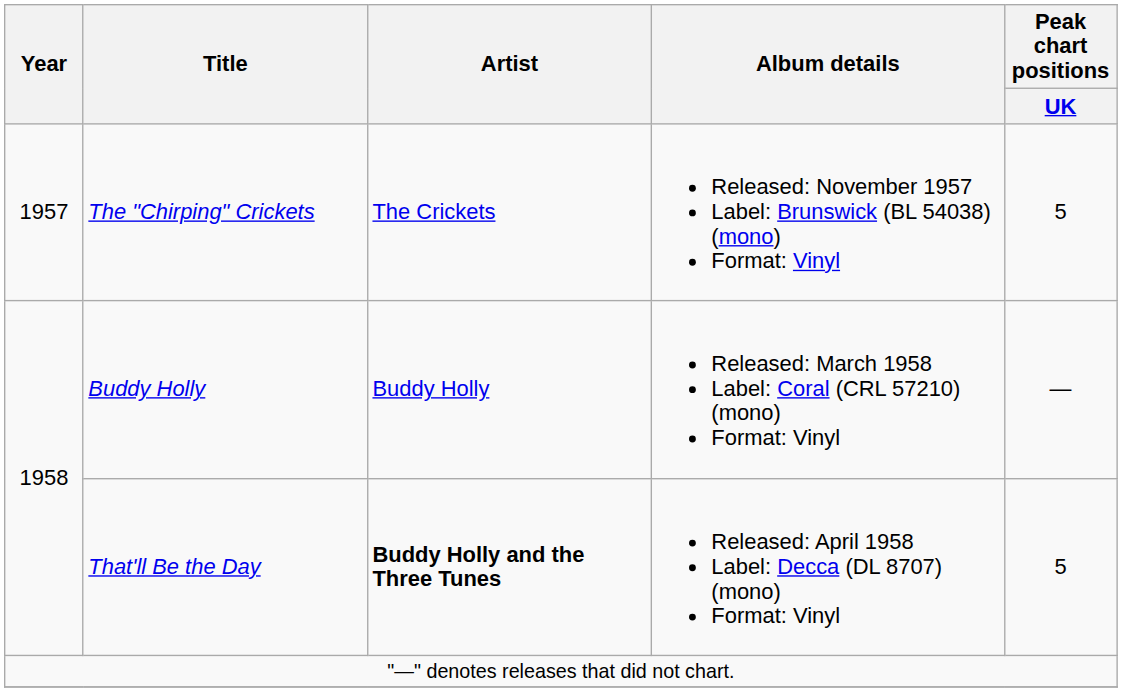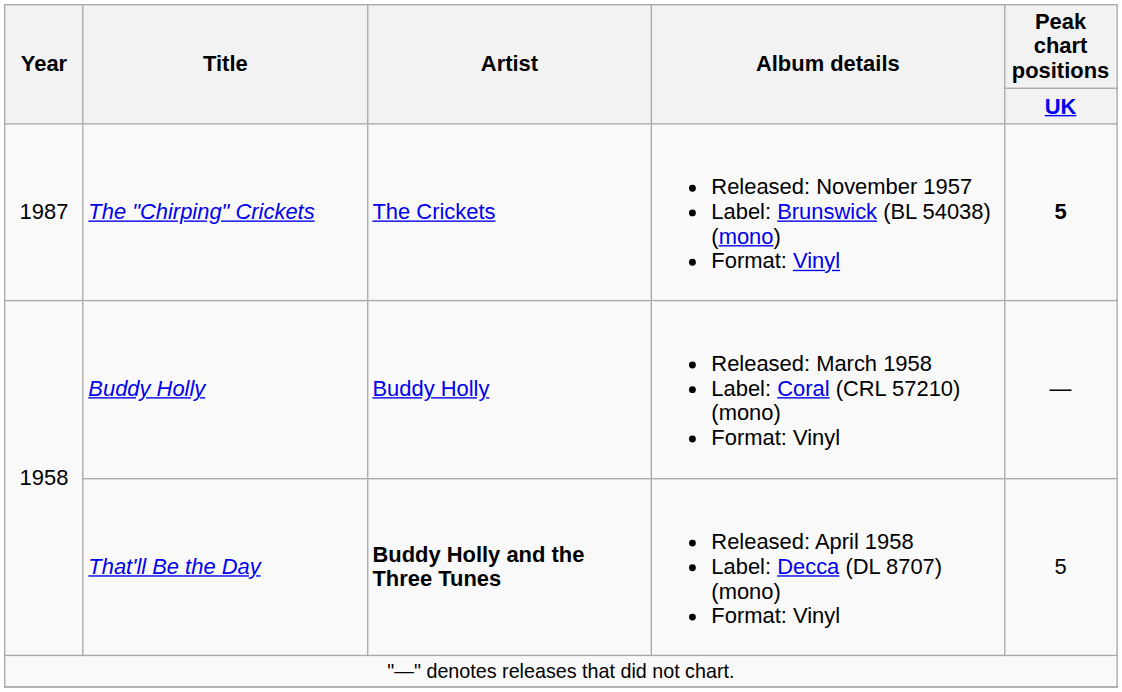(44, 211) 1957 -> (44, 211) 1987
(1061, 211) normal -> (1061, 211) bold
